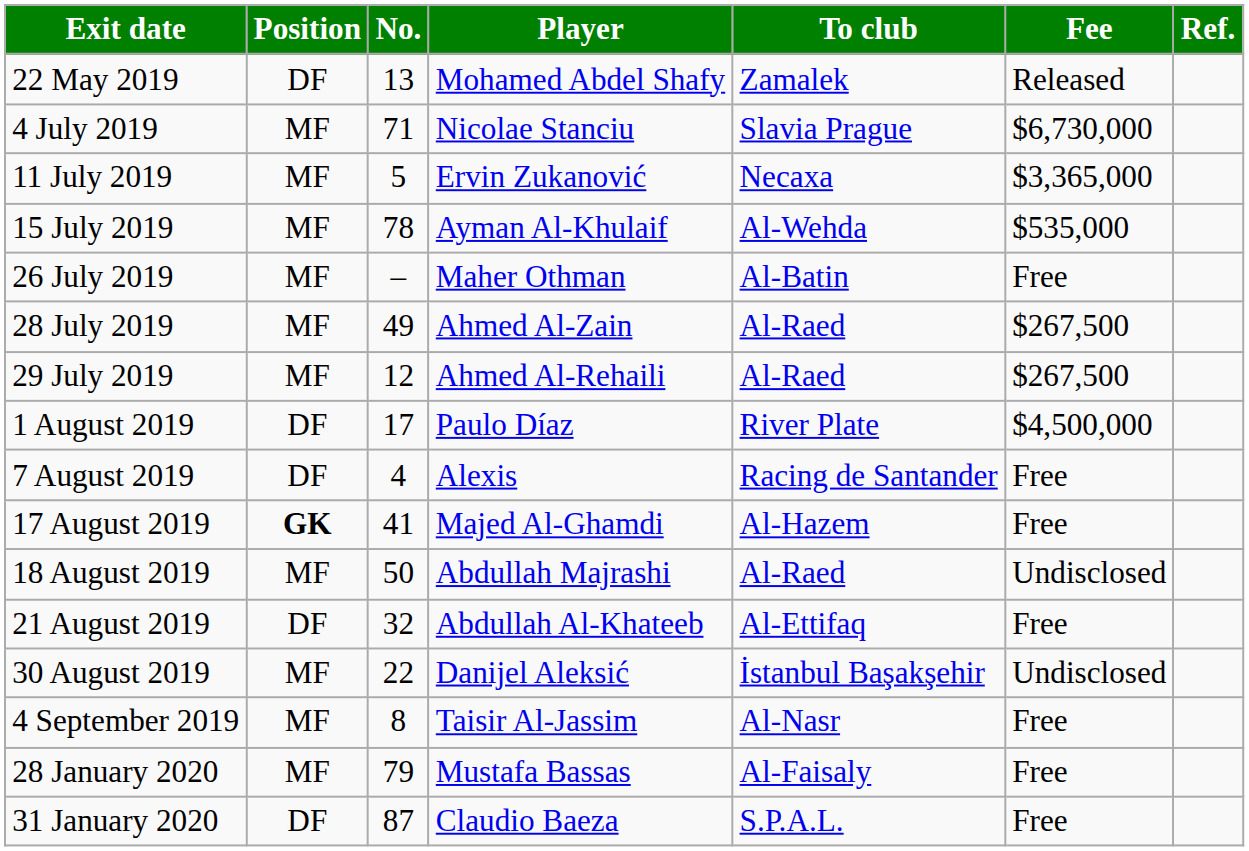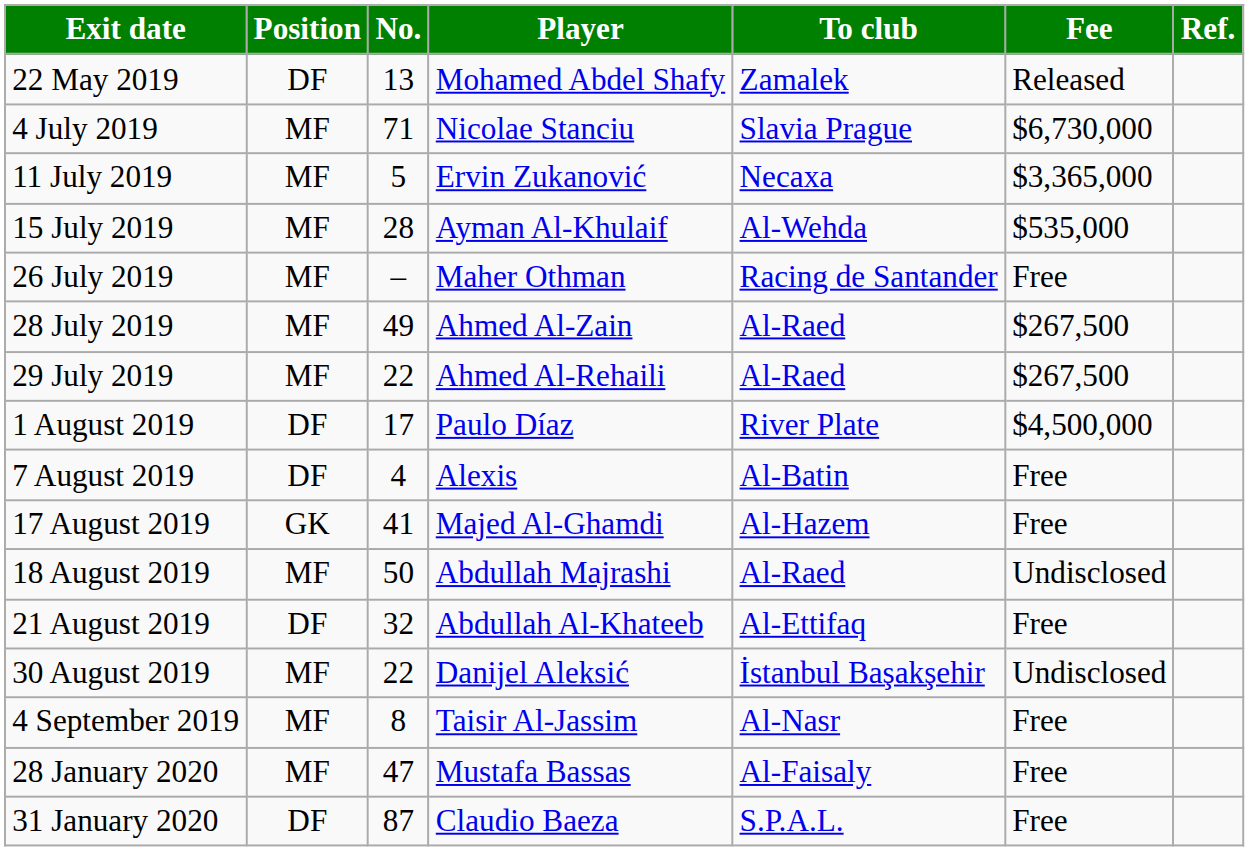(398, 227) 78 -> (398, 227) 28
(794, 276) Al-Batin -> (869, 276) Racing de Santander
(398, 375) 12 -> (398, 375) 22
(869, 474) Racing de Santander -> (794, 474) Al-Batin
(307, 524) bold -> (307, 524) normal
(398, 771) 79 -> (398, 771) 47
